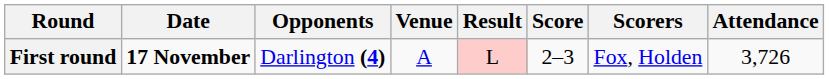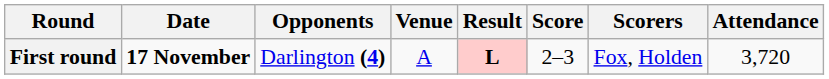(492, 56) normal -> (492, 56) bold
(766, 56) 3,726 -> (766, 56) 3,720
